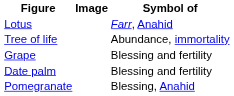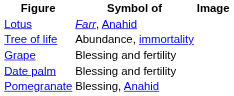columns swapped: (92, 8) <-> (170, 8)
